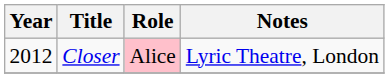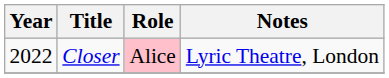(31, 55) 2012 -> (31, 55) 2022
